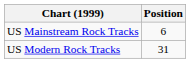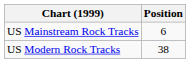(163, 49) 31 -> (163, 49) 38
